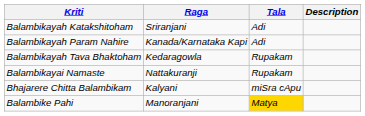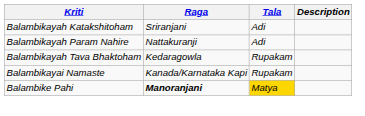(196, 42) Kanada/Karnataka Kapi -> (171, 42) Nattakuranji
(171, 73) Nattakuranji -> (196, 73) Kanada/Karnataka Kapi
- row: (69, 88)
(172, 103) normal -> (174, 88) bold
